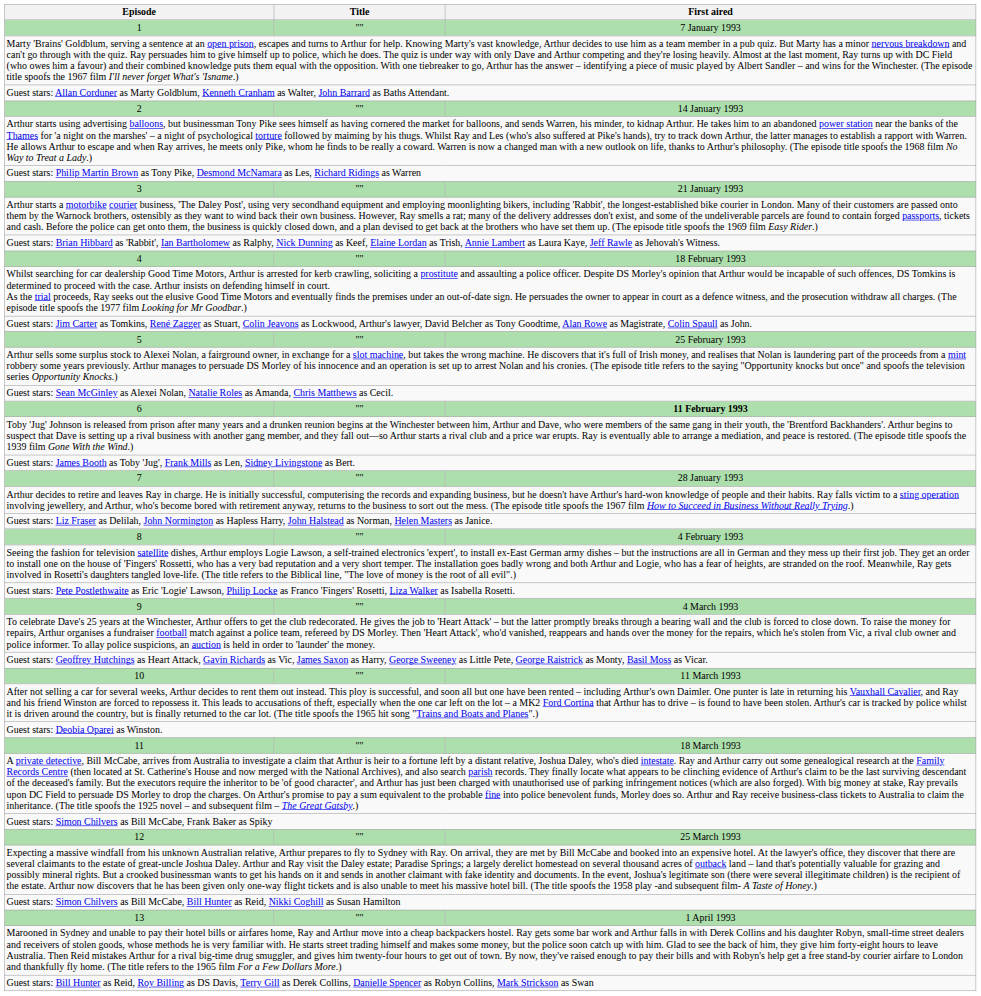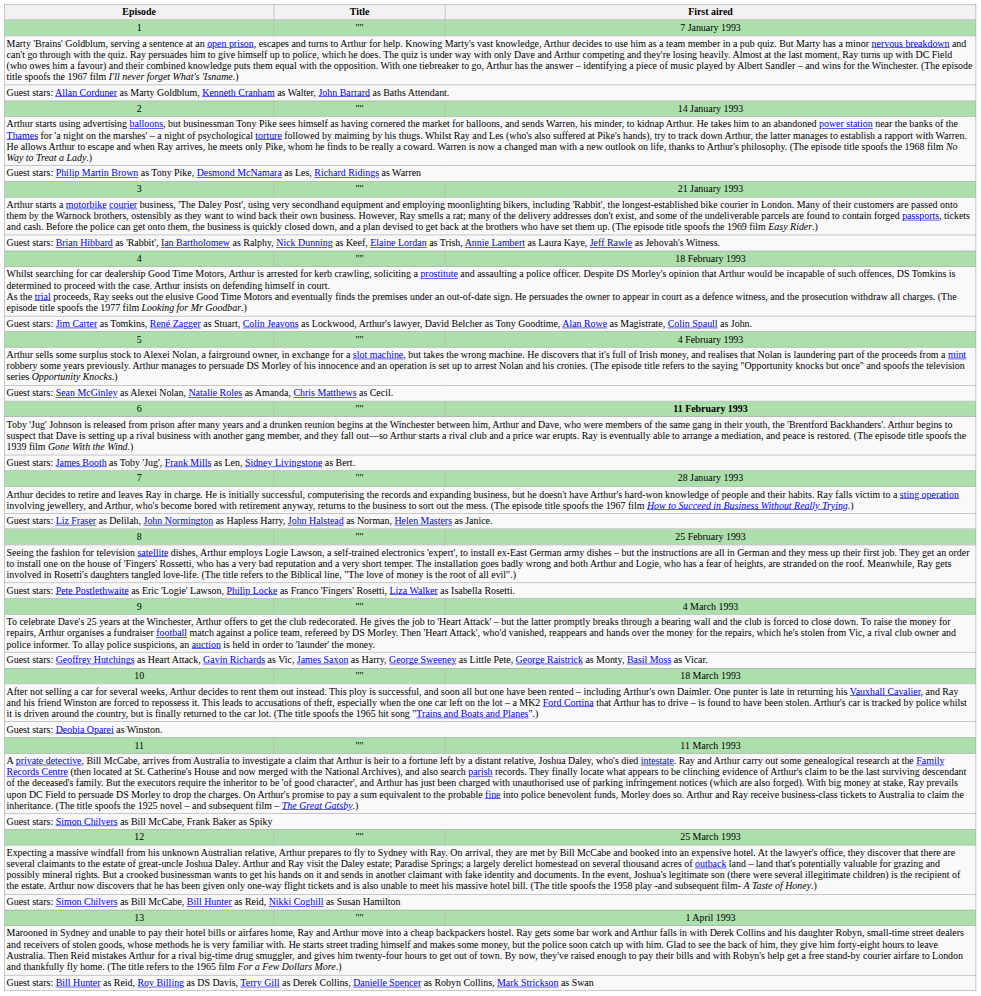(710, 339) 25 February 1993 -> (710, 339) 4 February 1993
(710, 537) 4 February 1993 -> (710, 537) 25 February 1993
(710, 676) 11 March 1993 -> (710, 676) 18 March 1993
(710, 745) 18 March 1993 -> (710, 745) 11 March 1993
